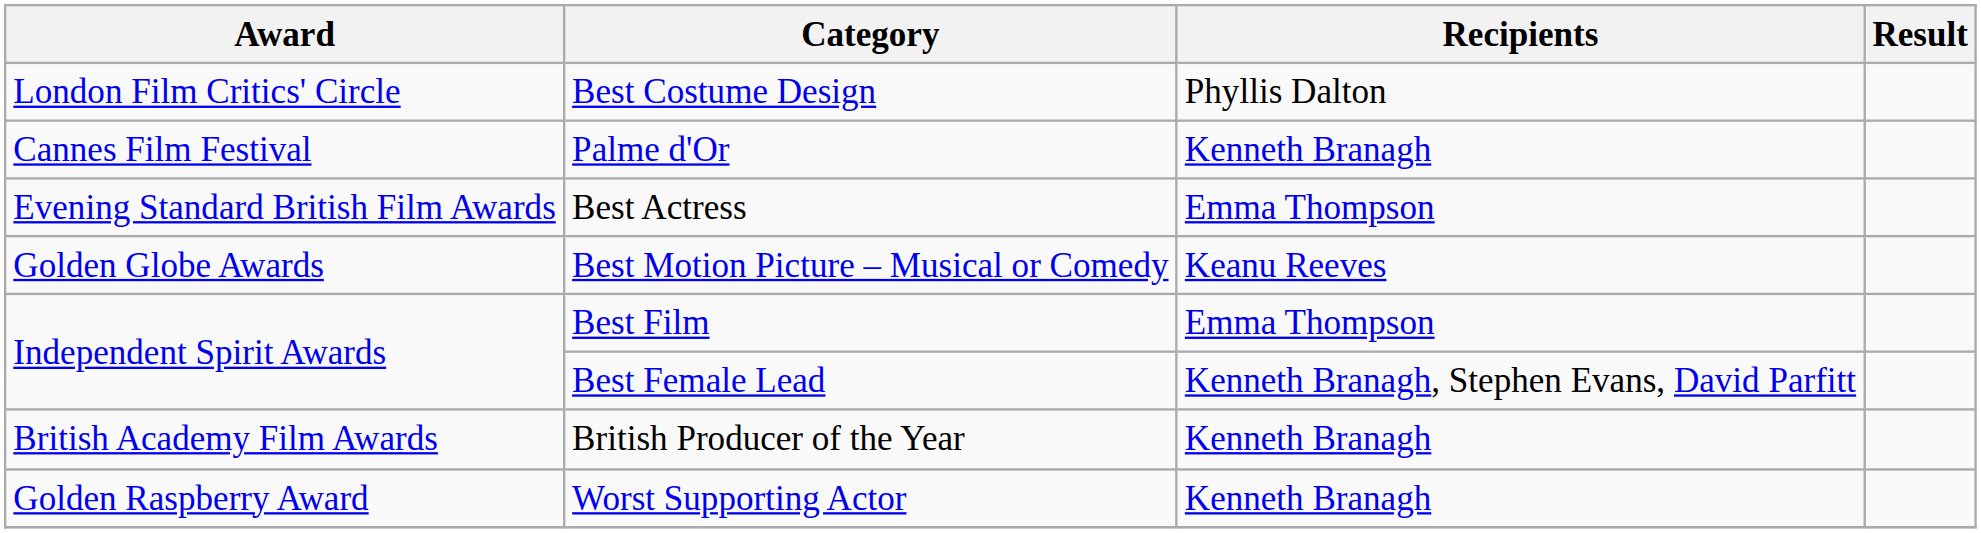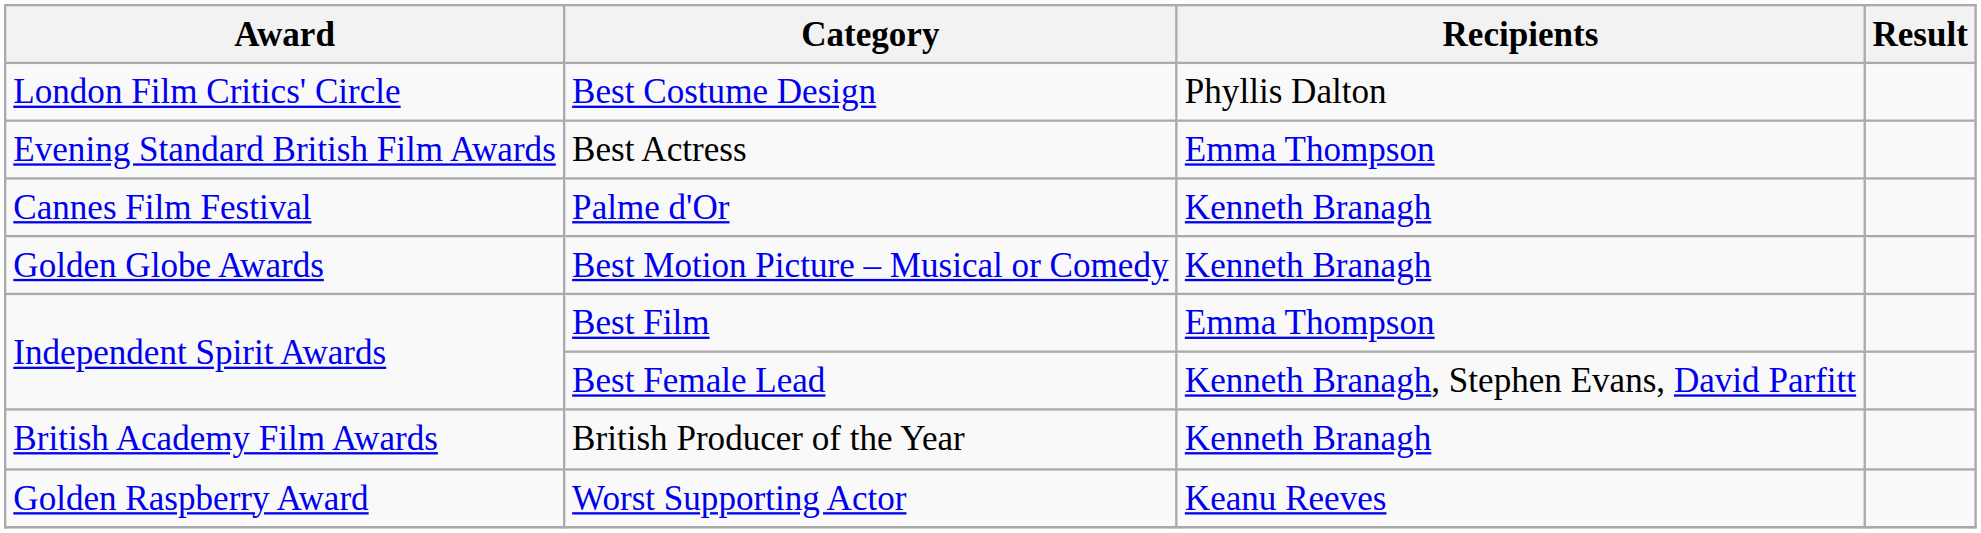rows swapped: (651, 149) <-> (659, 207)
(1286, 265) Keanu Reeves -> (1308, 265) Kenneth Branagh
(1308, 496) Kenneth Branagh -> (1286, 496) Keanu Reeves
